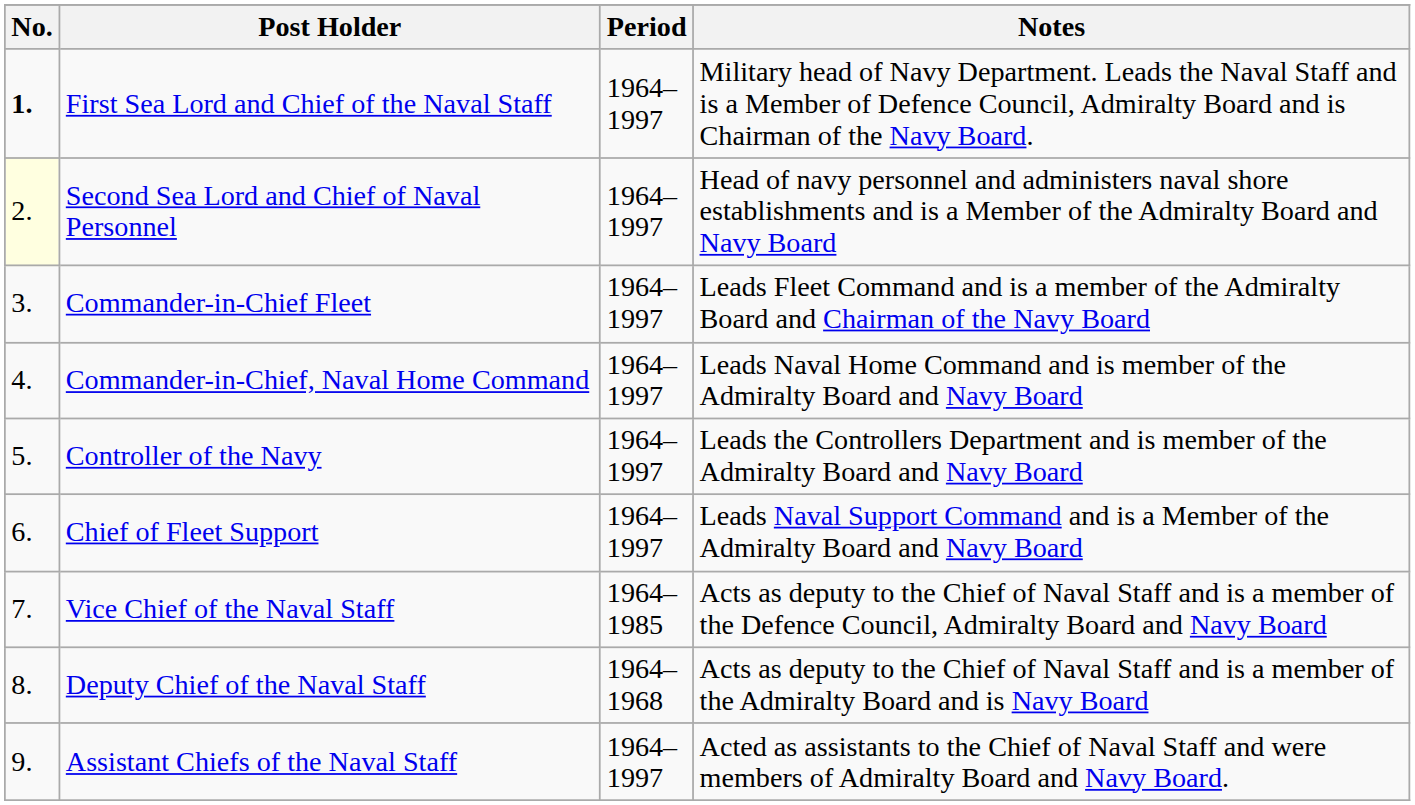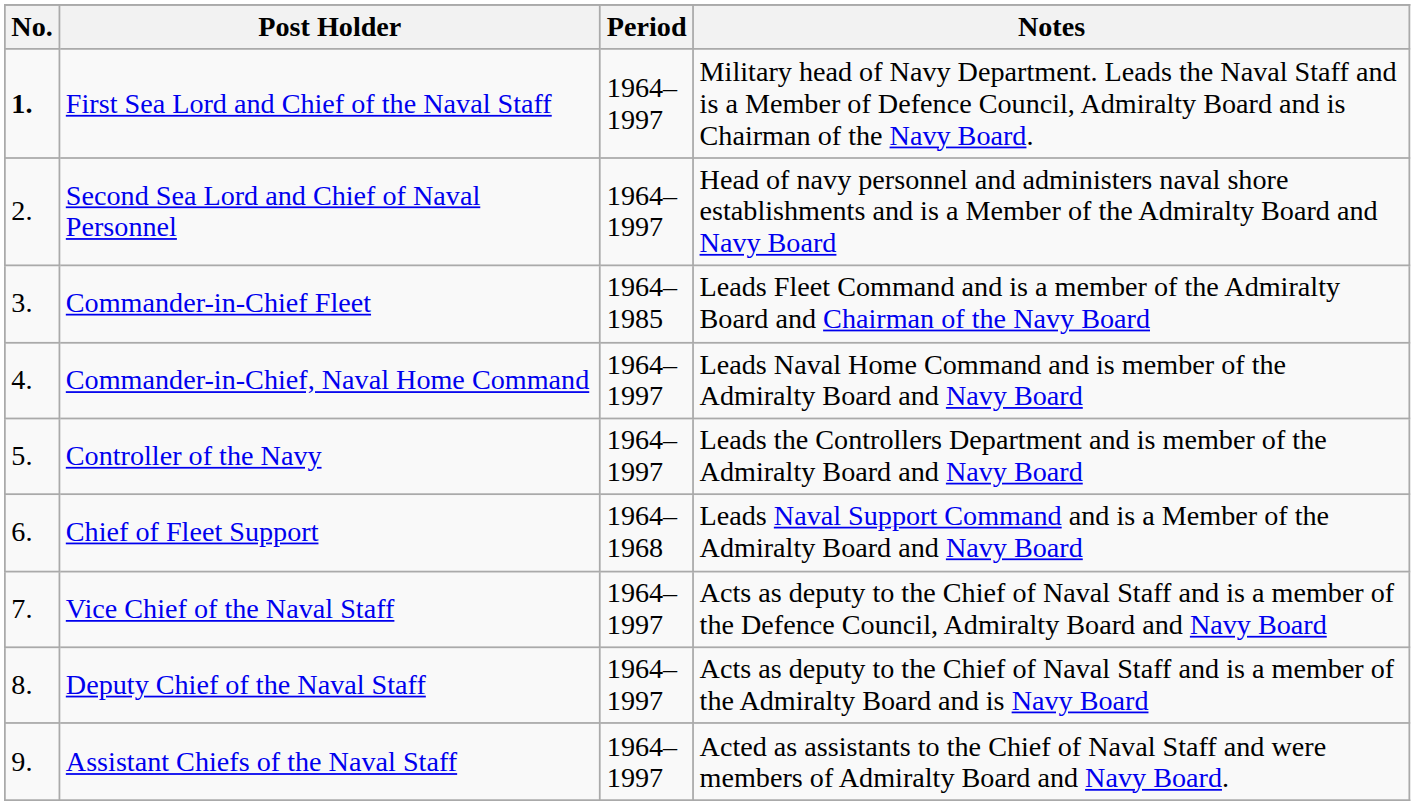(22, 211) lightyellow background -> (22, 211) no background
(642, 303) 1964–1997 -> (642, 303) 1964–1985
(642, 532) 1964–1997 -> (642, 532) 1964–1968
(642, 608) 1964–1985 -> (642, 608) 1964–1997
(642, 685) 1964–1968 -> (642, 685) 1964–1997
